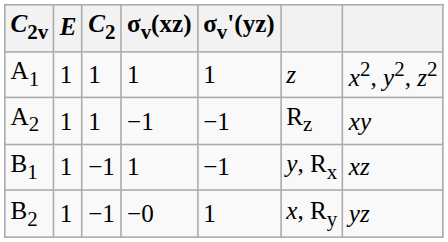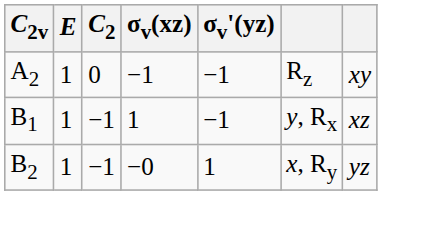- row: (25, 74)
(94, 120) 1 -> (94, 74) 0
